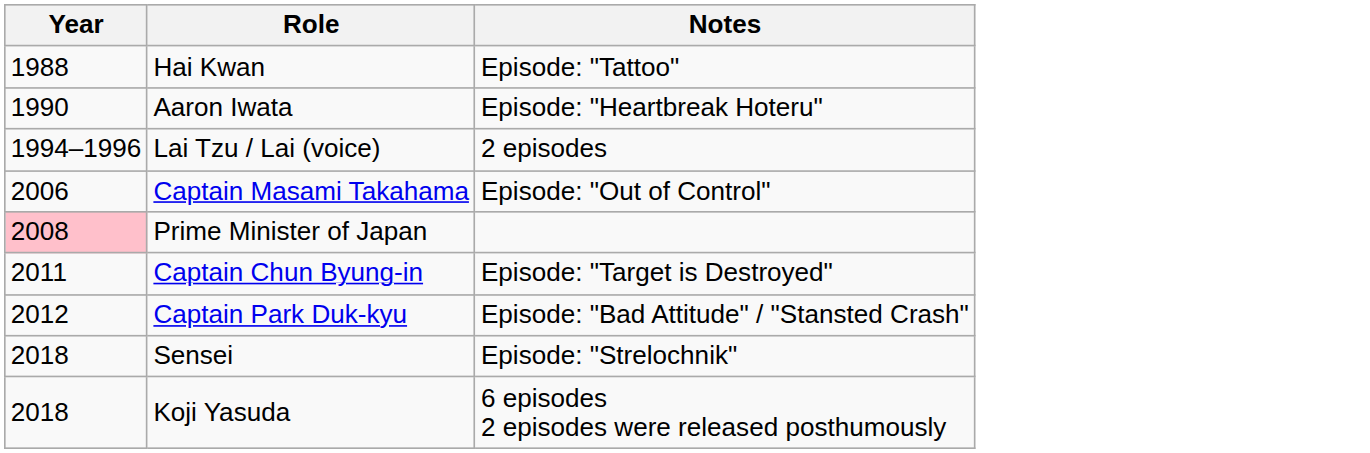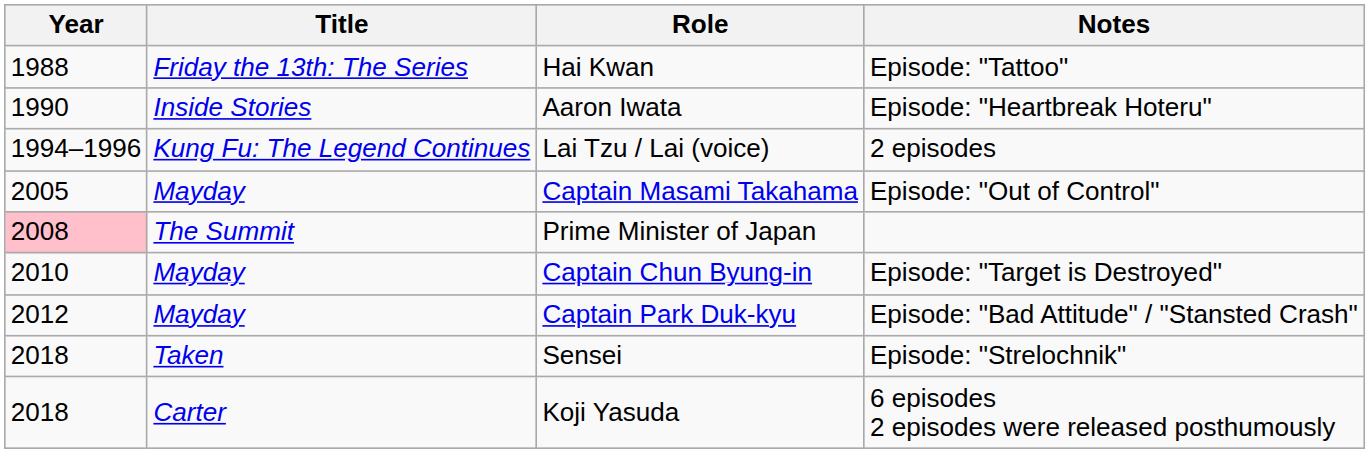+ column: (342, 25)
(40, 190) 2006 -> (40, 190) 2005
(39, 273) 2011 -> (40, 273) 2010
